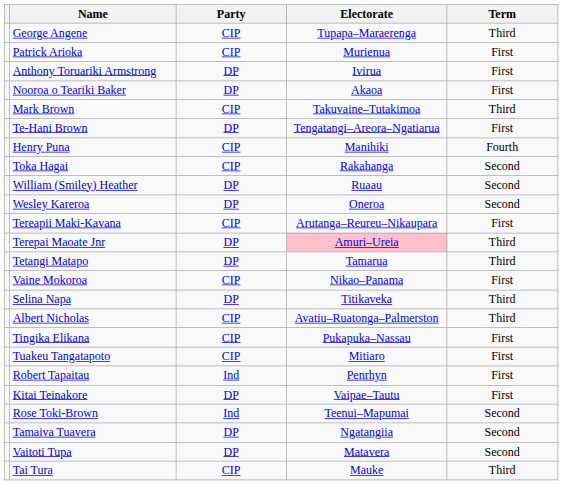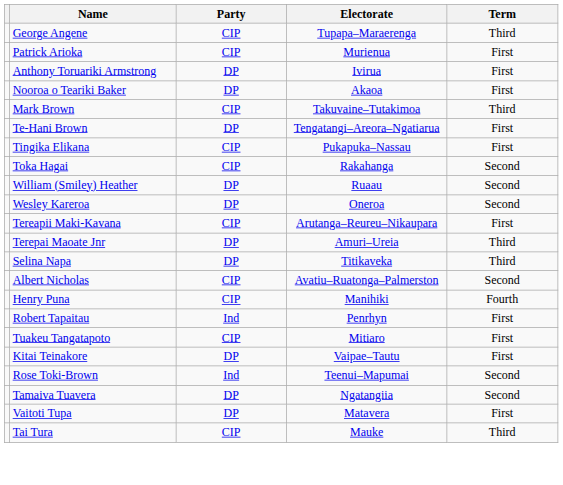rows swapped: (51, 337) <-> (41, 147)
(367, 242) pink background -> (367, 242) no background
- row: (50, 261)
- row: (50, 280)
(502, 318) Third -> (502, 280) Second
rows swapped: (61, 356) <-> (51, 375)
(502, 451) Second -> (502, 413) First
